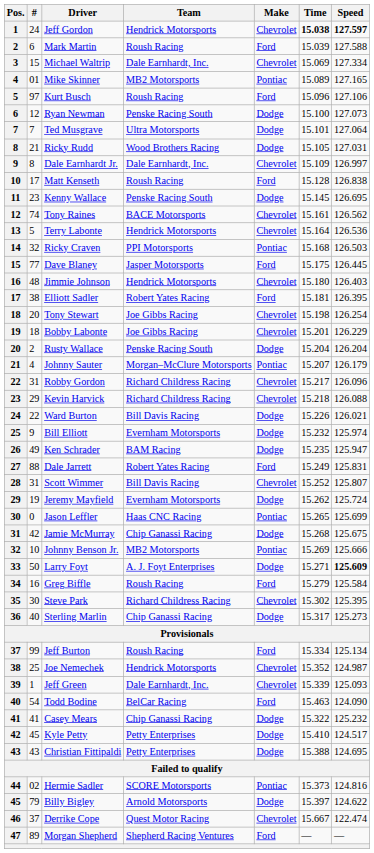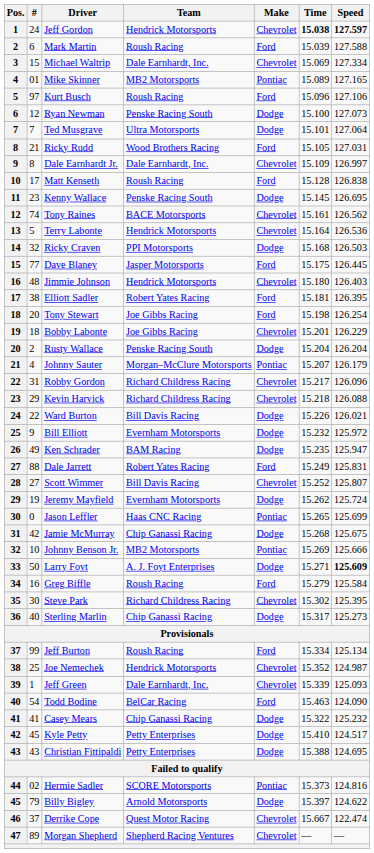(270, 147) Dodge -> (266, 147) Ford
(272, 248) Pontiac -> (270, 248) Dodge
(276, 315) Chevrolet -> (266, 315) Ford
(350, 432) 125.974 -> (350, 432) 125.972
(34, 483) 31 -> (34, 483) 27
(266, 835) Ford -> (276, 835) Chevrolet
